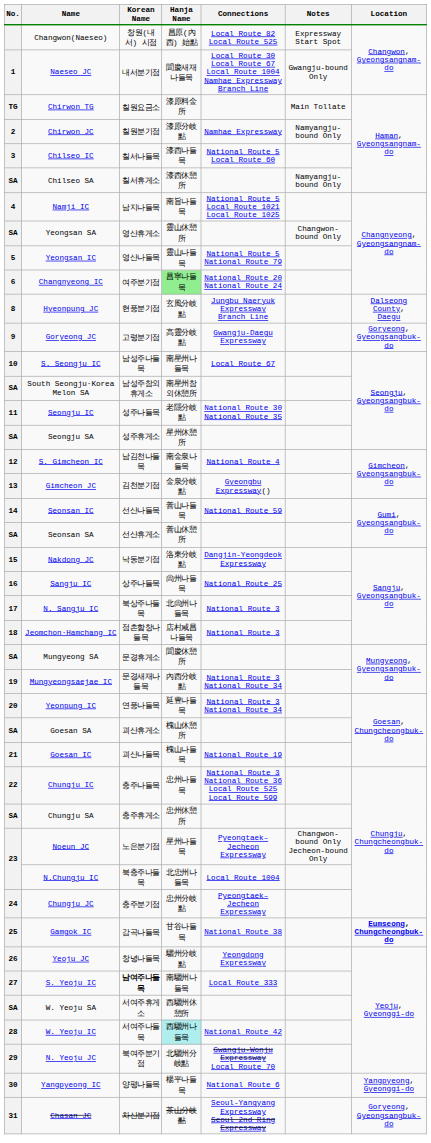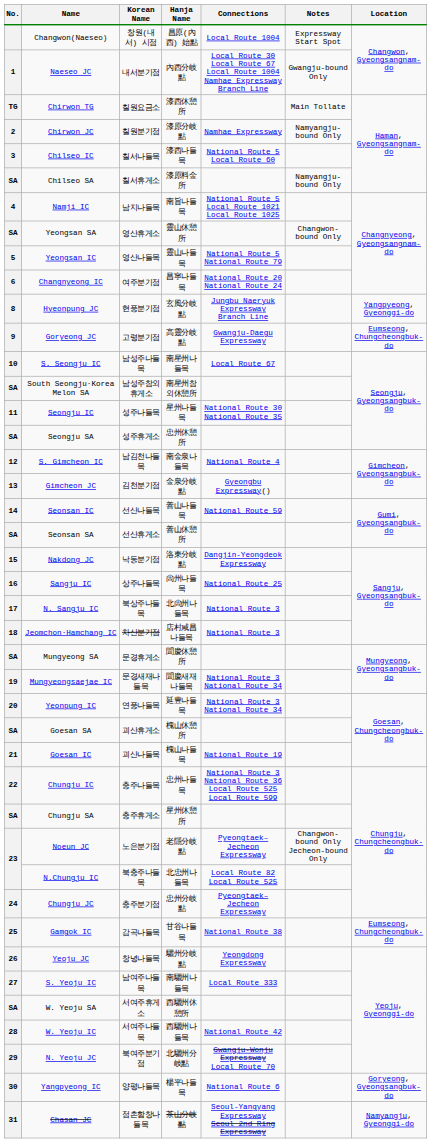(243, 38) Local Route 82 Local Route 525 -> (243, 38) Local Route 1004
(181, 73) 聞慶새재나들목 -> (181, 73) 內西分岐點
(181, 107) 漆原料金所 -> (181, 107) 漆西休憩所
(181, 181) 漆西休憩所 -> (181, 181) 漆原料金所
(181, 283) lightgreen background -> (181, 283) no background
(389, 309) Dalseong County, Daegu -> (389, 309) Yangpyeong, Gyeonggi-do
(389, 337) Goryeong, Gyeongsangbuk-do -> (389, 337) Eumseong, Chungcheongbuk-do
(181, 413) 老隱分岐點 -> (181, 413) 星州나들목
(181, 438) 星州休憩所 -> (181, 438) 忠州休憩所
(141, 633) 점촌함창나들목 -> (141, 633) 차산분기점
(181, 682) 內西分岐點 -> (181, 682) 聞慶새재나들목
(181, 816) 忠州休憩所 -> (181, 816) 星州休憩所
(181, 847) 星州나들목 -> (181, 847) 老隱分岐點
(243, 877) Local Route 1004 -> (243, 877) Local Route 82 Local Route 525
(389, 932) bold -> (389, 932) normal
(141, 984) bold -> (141, 984) normal
(181, 1033) paleturquoise background -> (181, 1033) no background
(389, 1085) Yangpyeong, Gyeonggi-do -> (389, 1087) Goryeong, Gyeongsangbuk-do
(141, 1116) 차산분기점 -> (141, 1120) 점촌함창나들목
(389, 1116) Goryeong, Gyeongsangbuk-do -> (389, 1120) Namyangju, Gyeonggi-do
